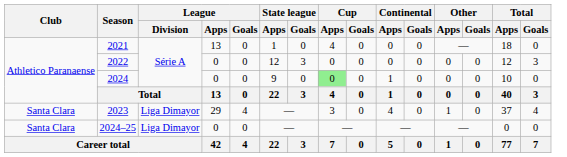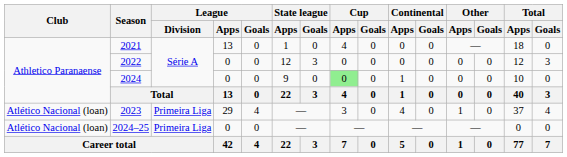(51, 111) Santa Clara -> (57, 111) Atlético Nacional (loan)
(170, 111) Liga Dimayor -> (183, 111) Primeira Liga
(51, 128) Santa Clara -> (57, 128) Atlético Nacional (loan)
(170, 128) Liga Dimayor -> (183, 128) Primeira Liga
